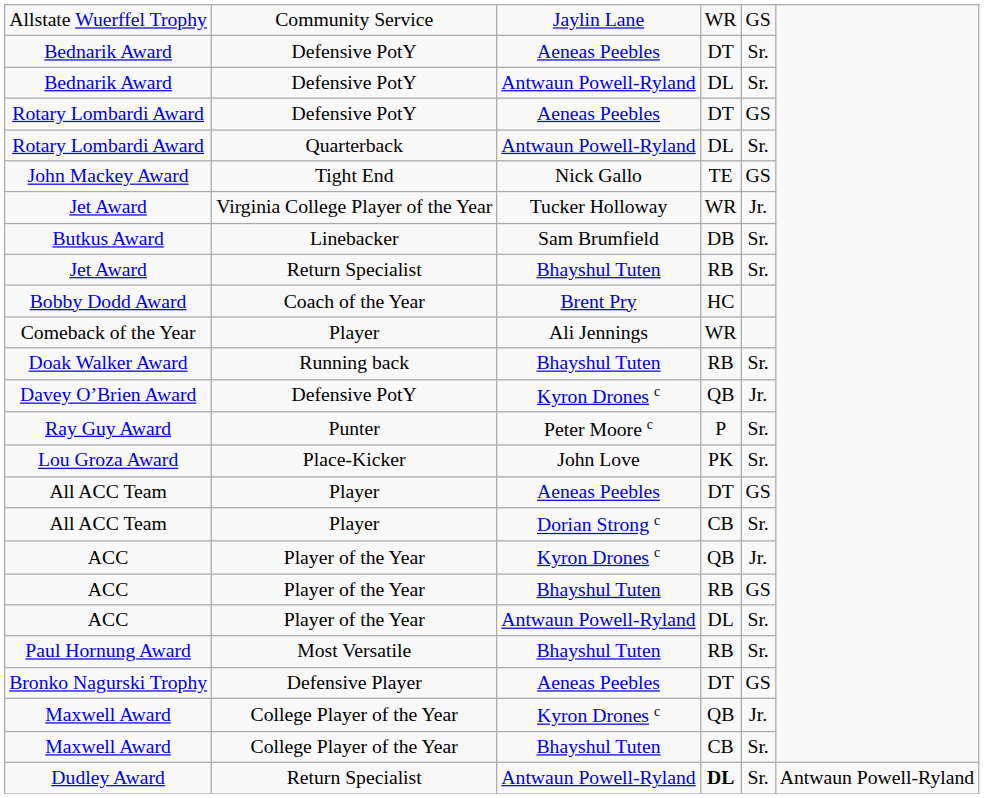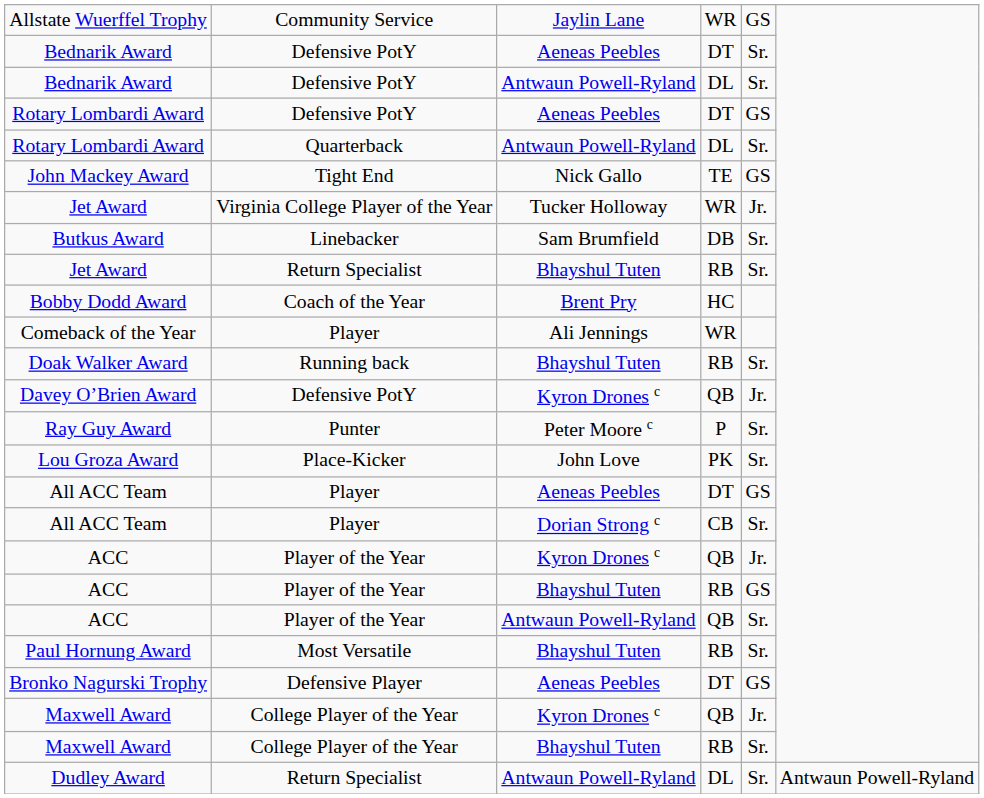(721, 620) DL -> (721, 620) QB
(721, 746) CB -> (721, 746) RB
(721, 778) bold -> (721, 778) normal
